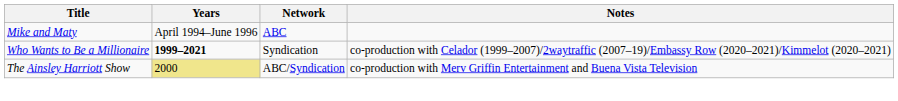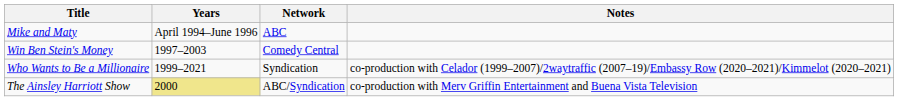+ row: (60, 50)
(180, 50) bold -> (180, 68) normal
